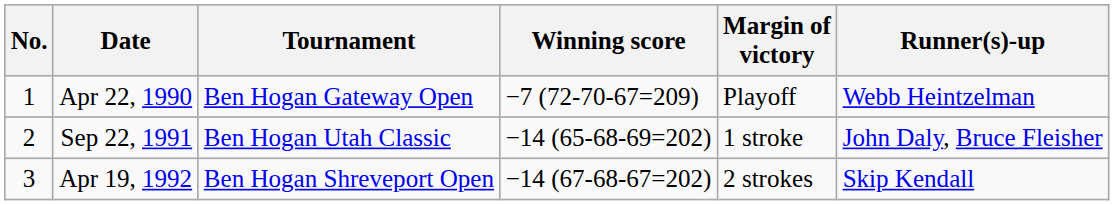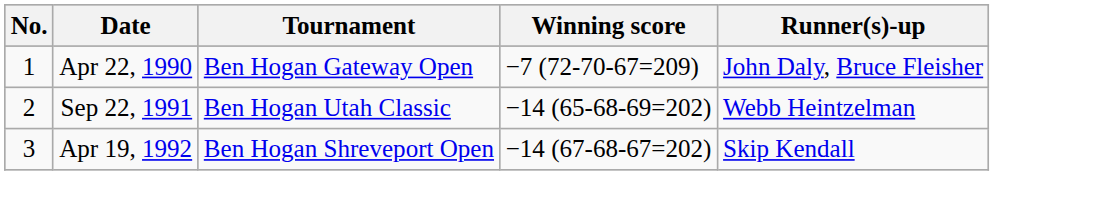- column: (777, 40)
(939, 96) Webb Heintzelman -> (853, 66) John Daly, Bruce Fleisher
(973, 137) John Daly, Bruce Fleisher -> (819, 108) Webb Heintzelman
